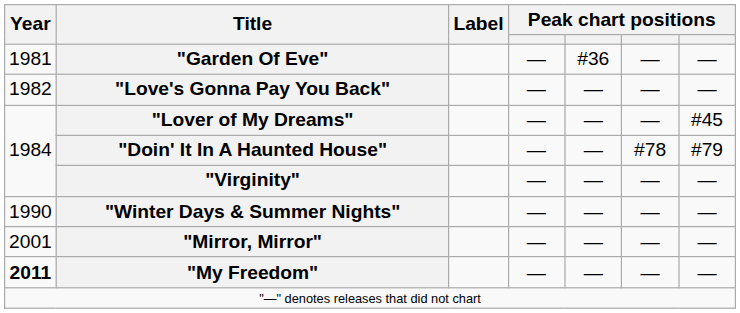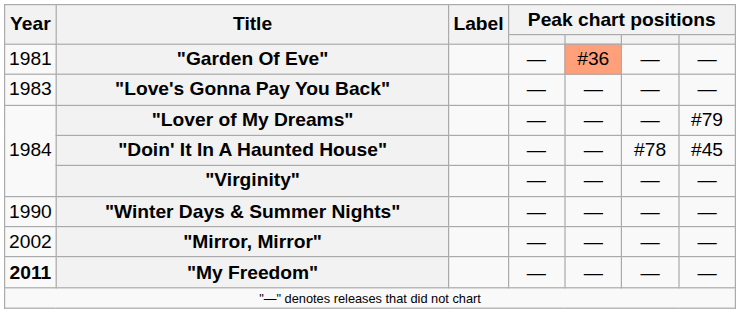(593, 59) no background -> (593, 59) lightsalmon background
(30, 89) 1982 -> (30, 89) 1983
(707, 119) #45 -> (707, 119) #79
(707, 150) #79 -> (707, 150) #45
(30, 241) 2001 -> (30, 241) 2002
